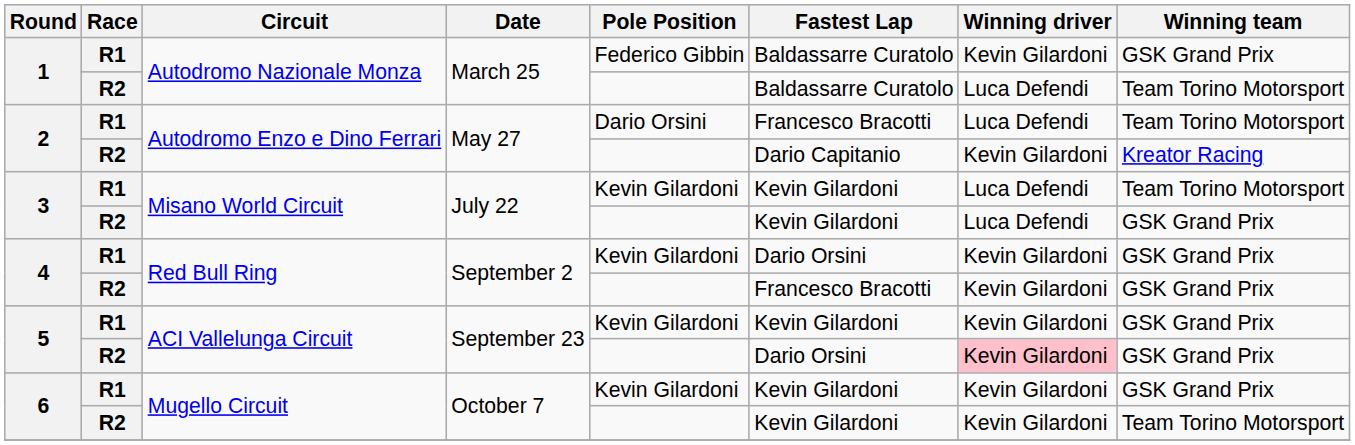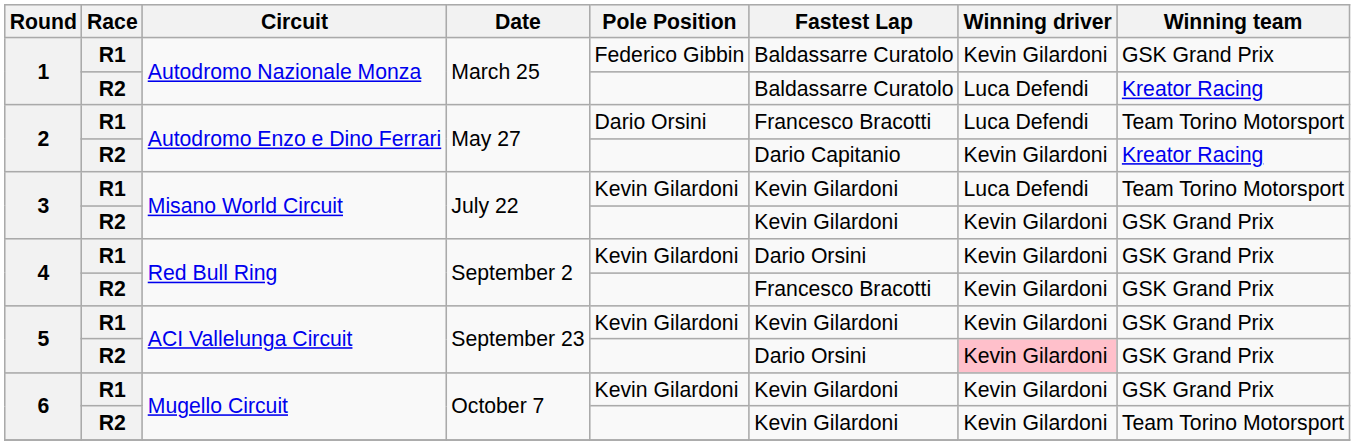(1233, 88) Team Torino Motorsport -> (1193, 88) Kreator Racing
(1026, 222) Luca Defendi -> (1035, 222) Kevin Gilardoni
